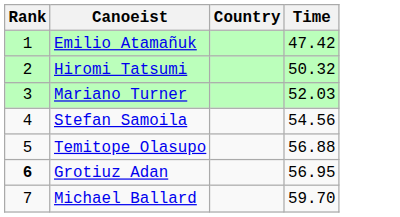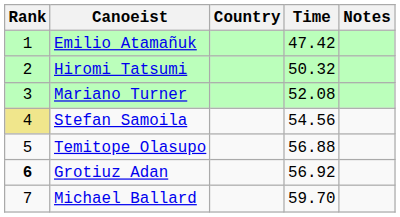+ column: (367, 18)
(312, 95) 52.03 -> (312, 95) 52.08
(27, 121) no background -> (27, 121) khaki background
(312, 173) 56.95 -> (312, 173) 56.92
